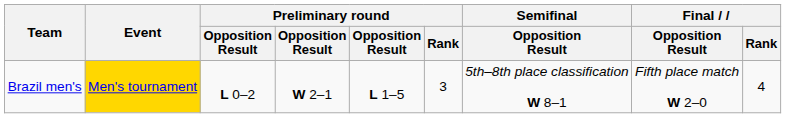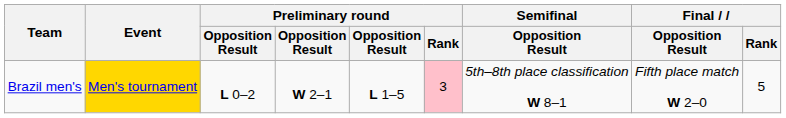(443, 87) no background -> (443, 87) pink background
(761, 87) 4 -> (761, 87) 5
